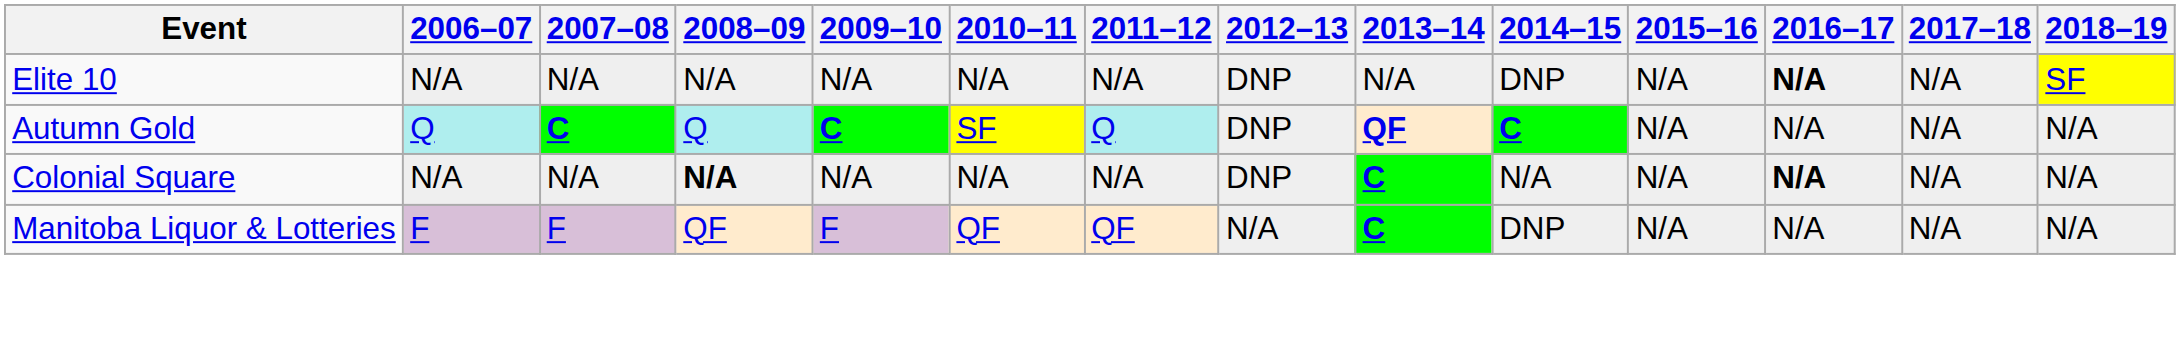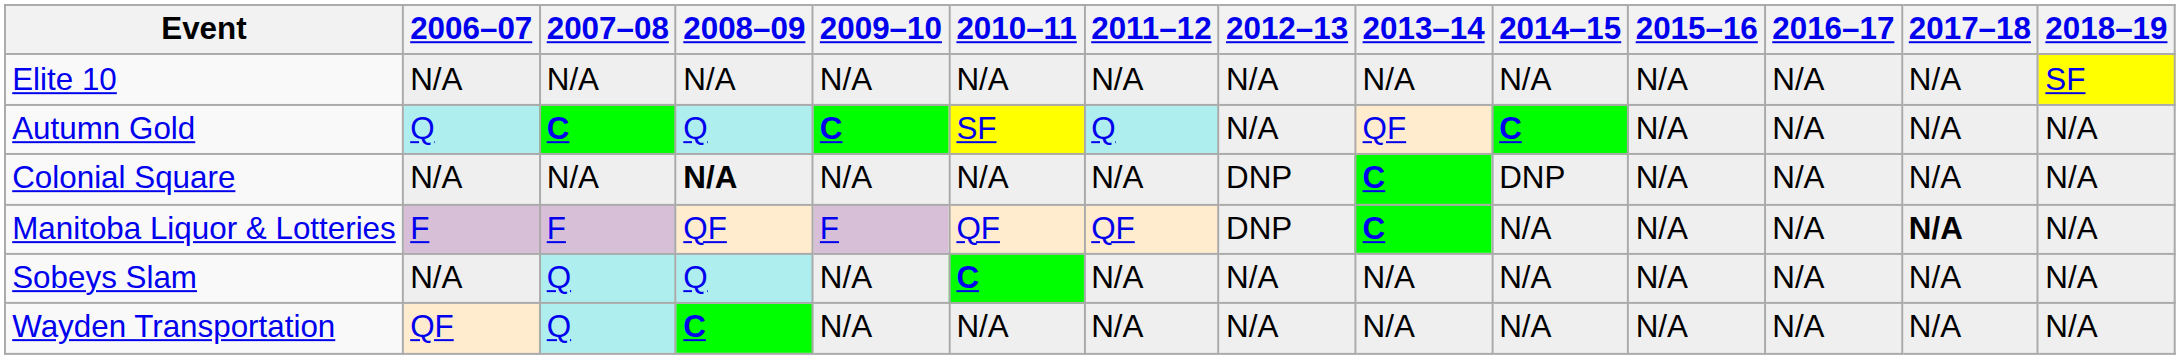(1259, 79) DNP -> (1252, 79) N/A
(1532, 79) DNP -> (1525, 79) N/A
(1799, 79) bold -> (1798, 79) normal
(1259, 128) DNP -> (1252, 128) N/A
(1384, 128) bold -> (1384, 128) normal
(1525, 178) N/A -> (1532, 178) DNP
(1799, 178) bold -> (1798, 178) normal
(1252, 228) N/A -> (1259, 228) DNP
(1532, 228) DNP -> (1525, 228) N/A
(1935, 228) normal -> (1936, 228) bold
+ row: (105, 278)
+ row: (174, 327)
